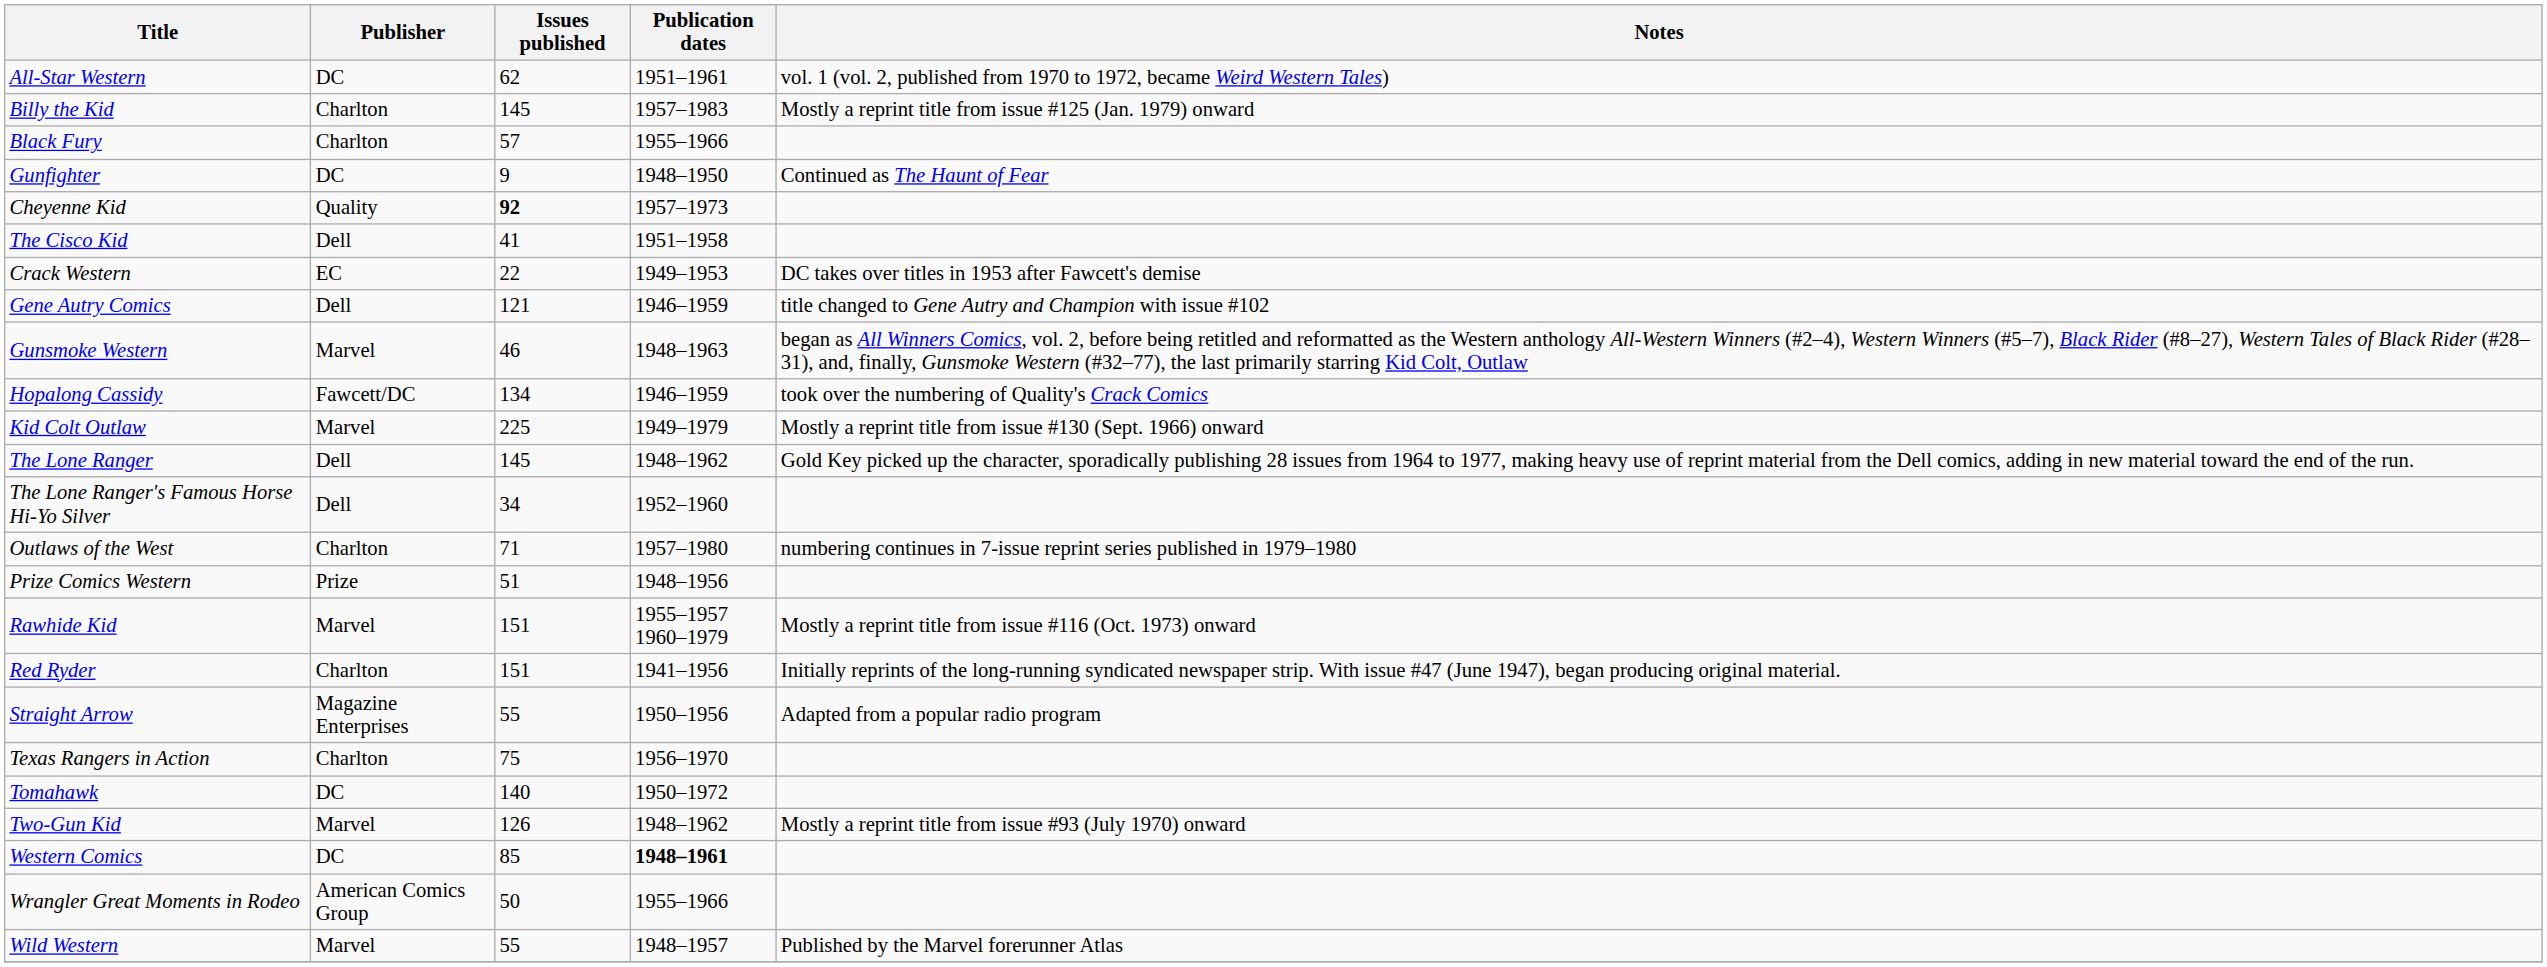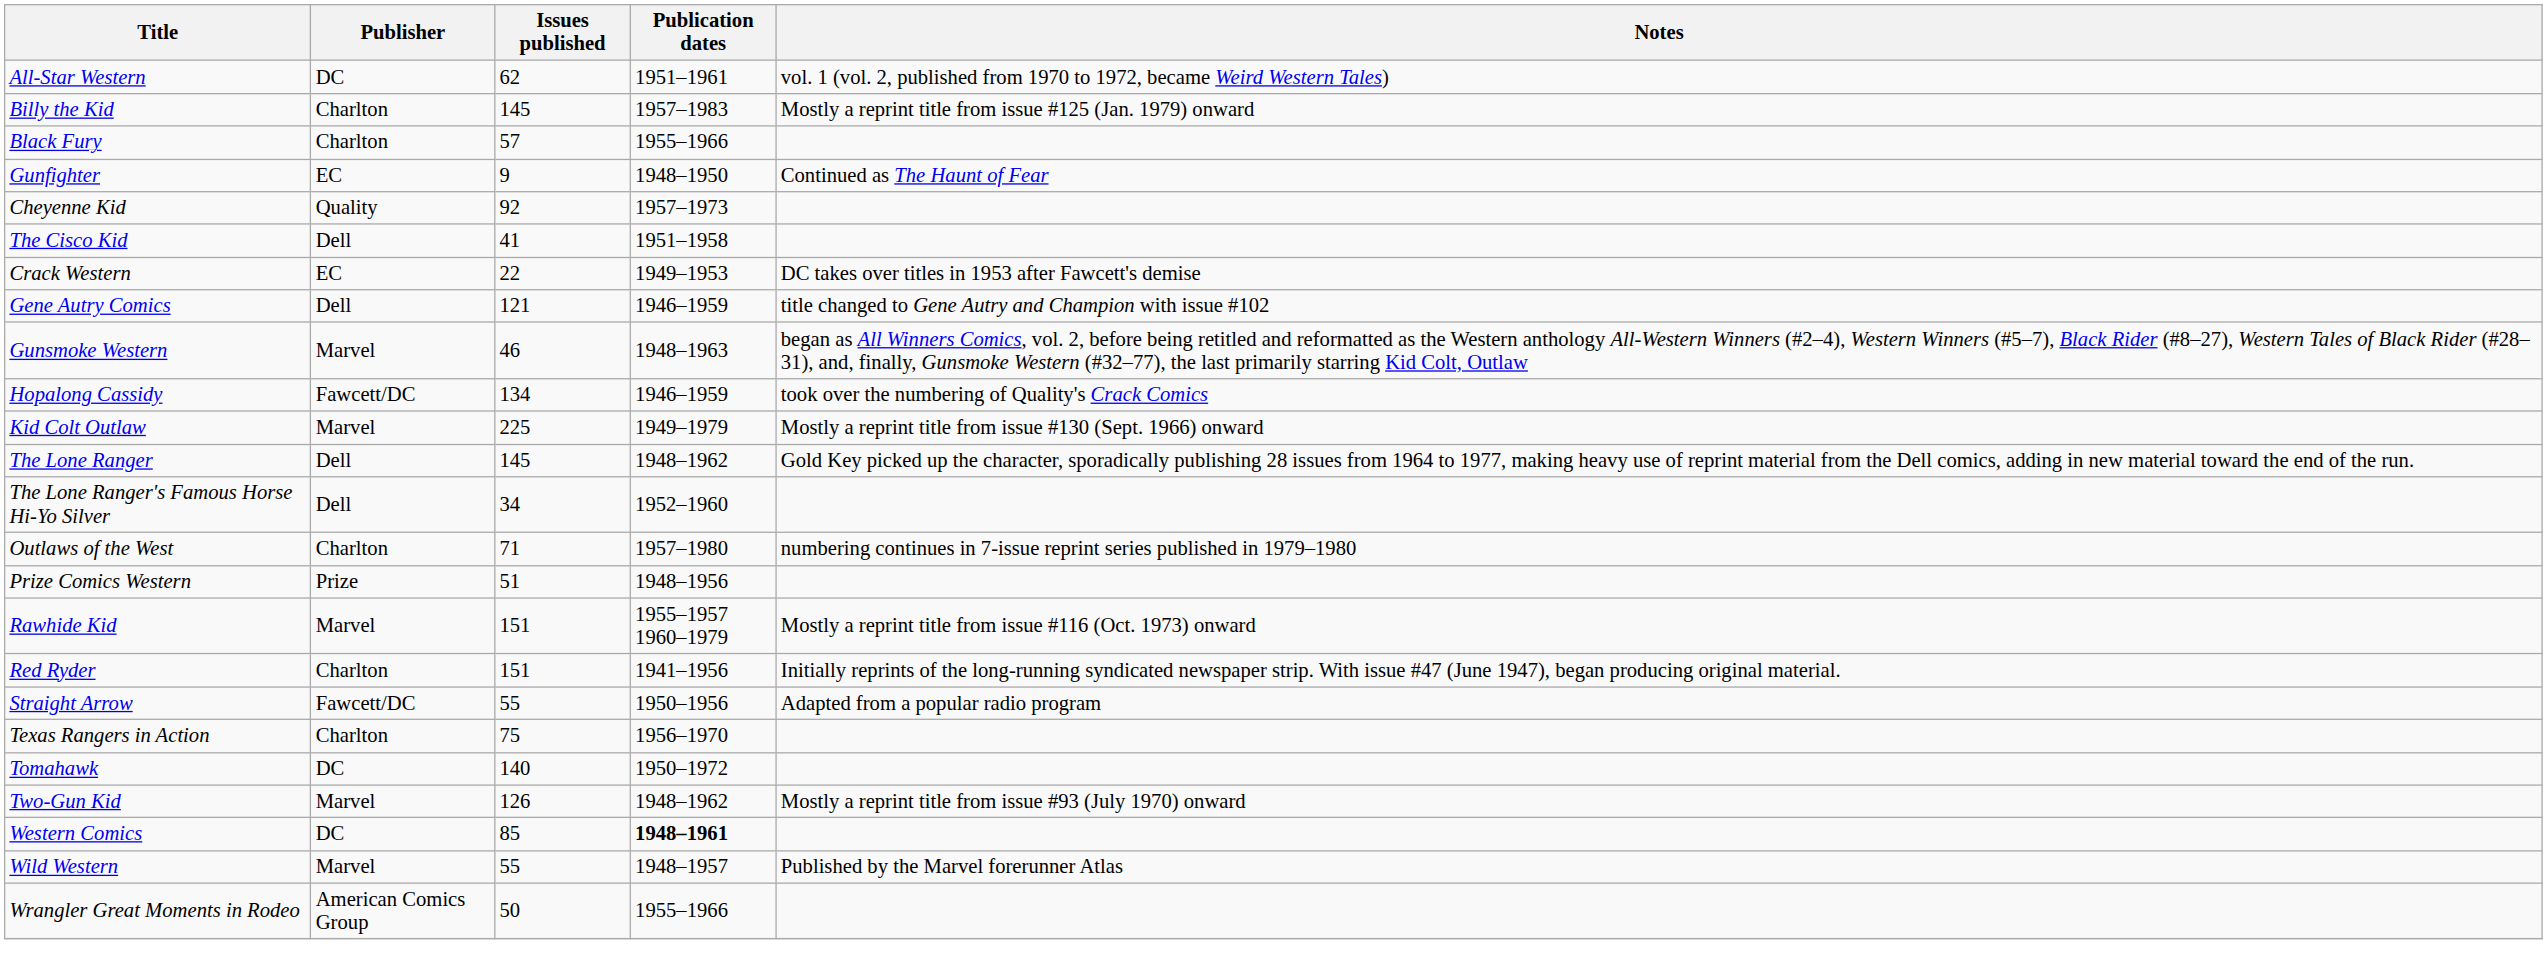(330, 175) DC -> (329, 175) EC
(510, 207) bold -> (510, 207) normal
(362, 714) Magazine Enterprises -> (366, 702) Fawcett/DC
rows swapped: (64, 945) <-> (155, 901)
